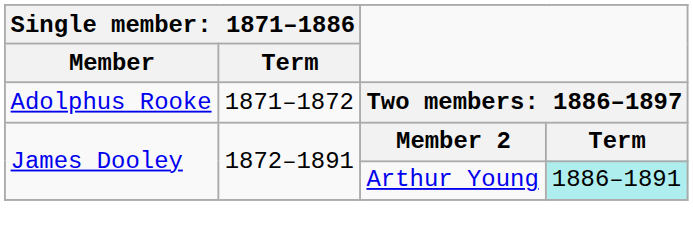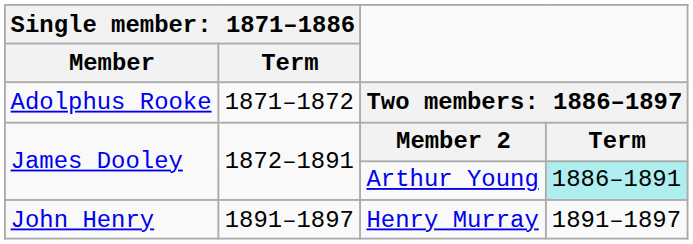+ row: (453, 219)
